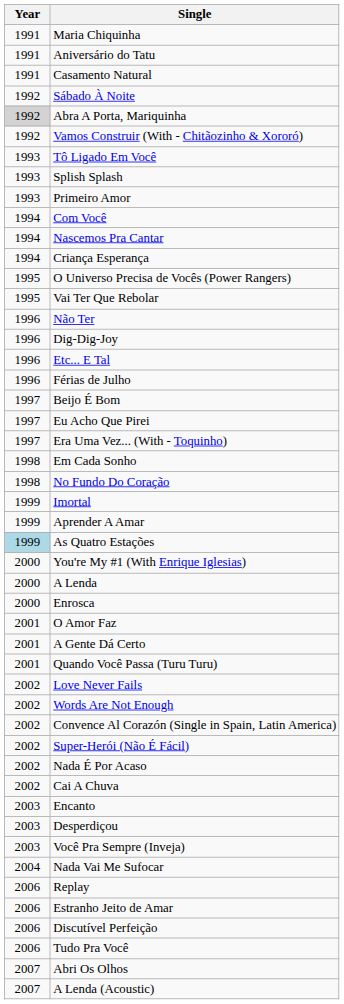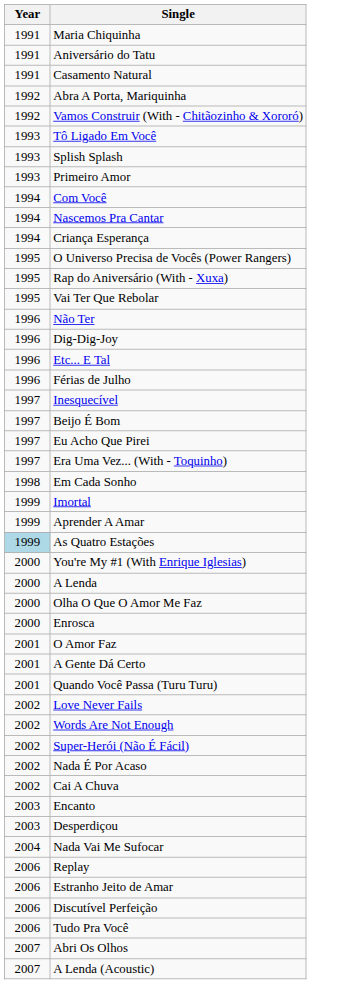- row: (94, 95)
(27, 116) lightgrey background -> (27, 95) no background
+ row: (141, 278)
+ row: (86, 400)
- row: (111, 481)
+ row: (128, 603)
- row: (195, 725)
- row: (119, 846)
